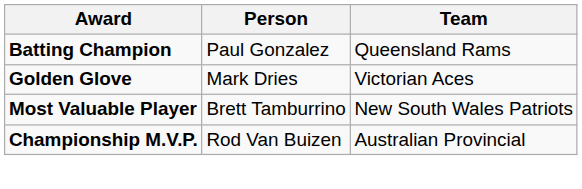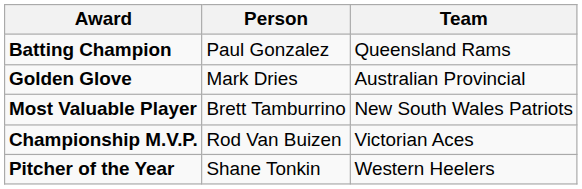(414, 79) Victorian Aces -> (440, 79) Australian Provincial
(440, 139) Australian Provincial -> (414, 139) Victorian Aces
+ row: (92, 169)
